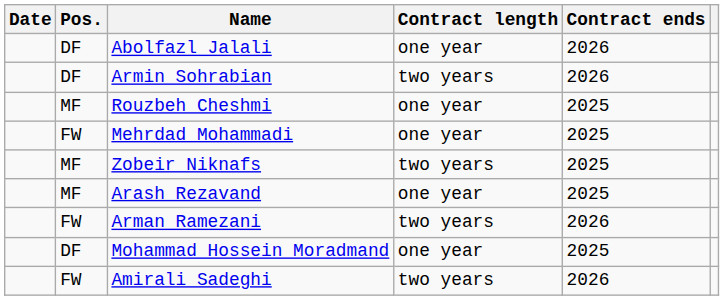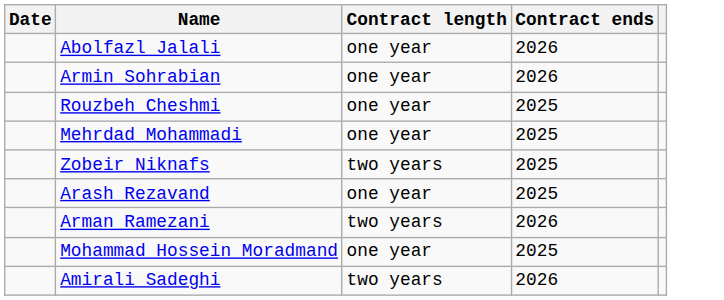- column: (82, 19)
(446, 77) two years -> (389, 77) one year
